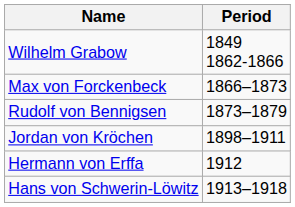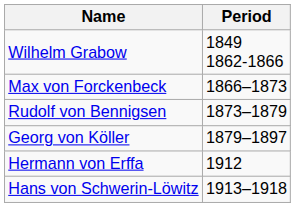+ row: (69, 138)
- row: (81, 138)
